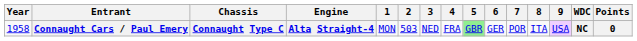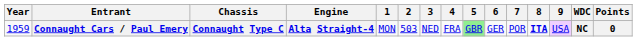(18, 28) 1958 -> (18, 28) 1959
(539, 28) normal -> (539, 28) bold
